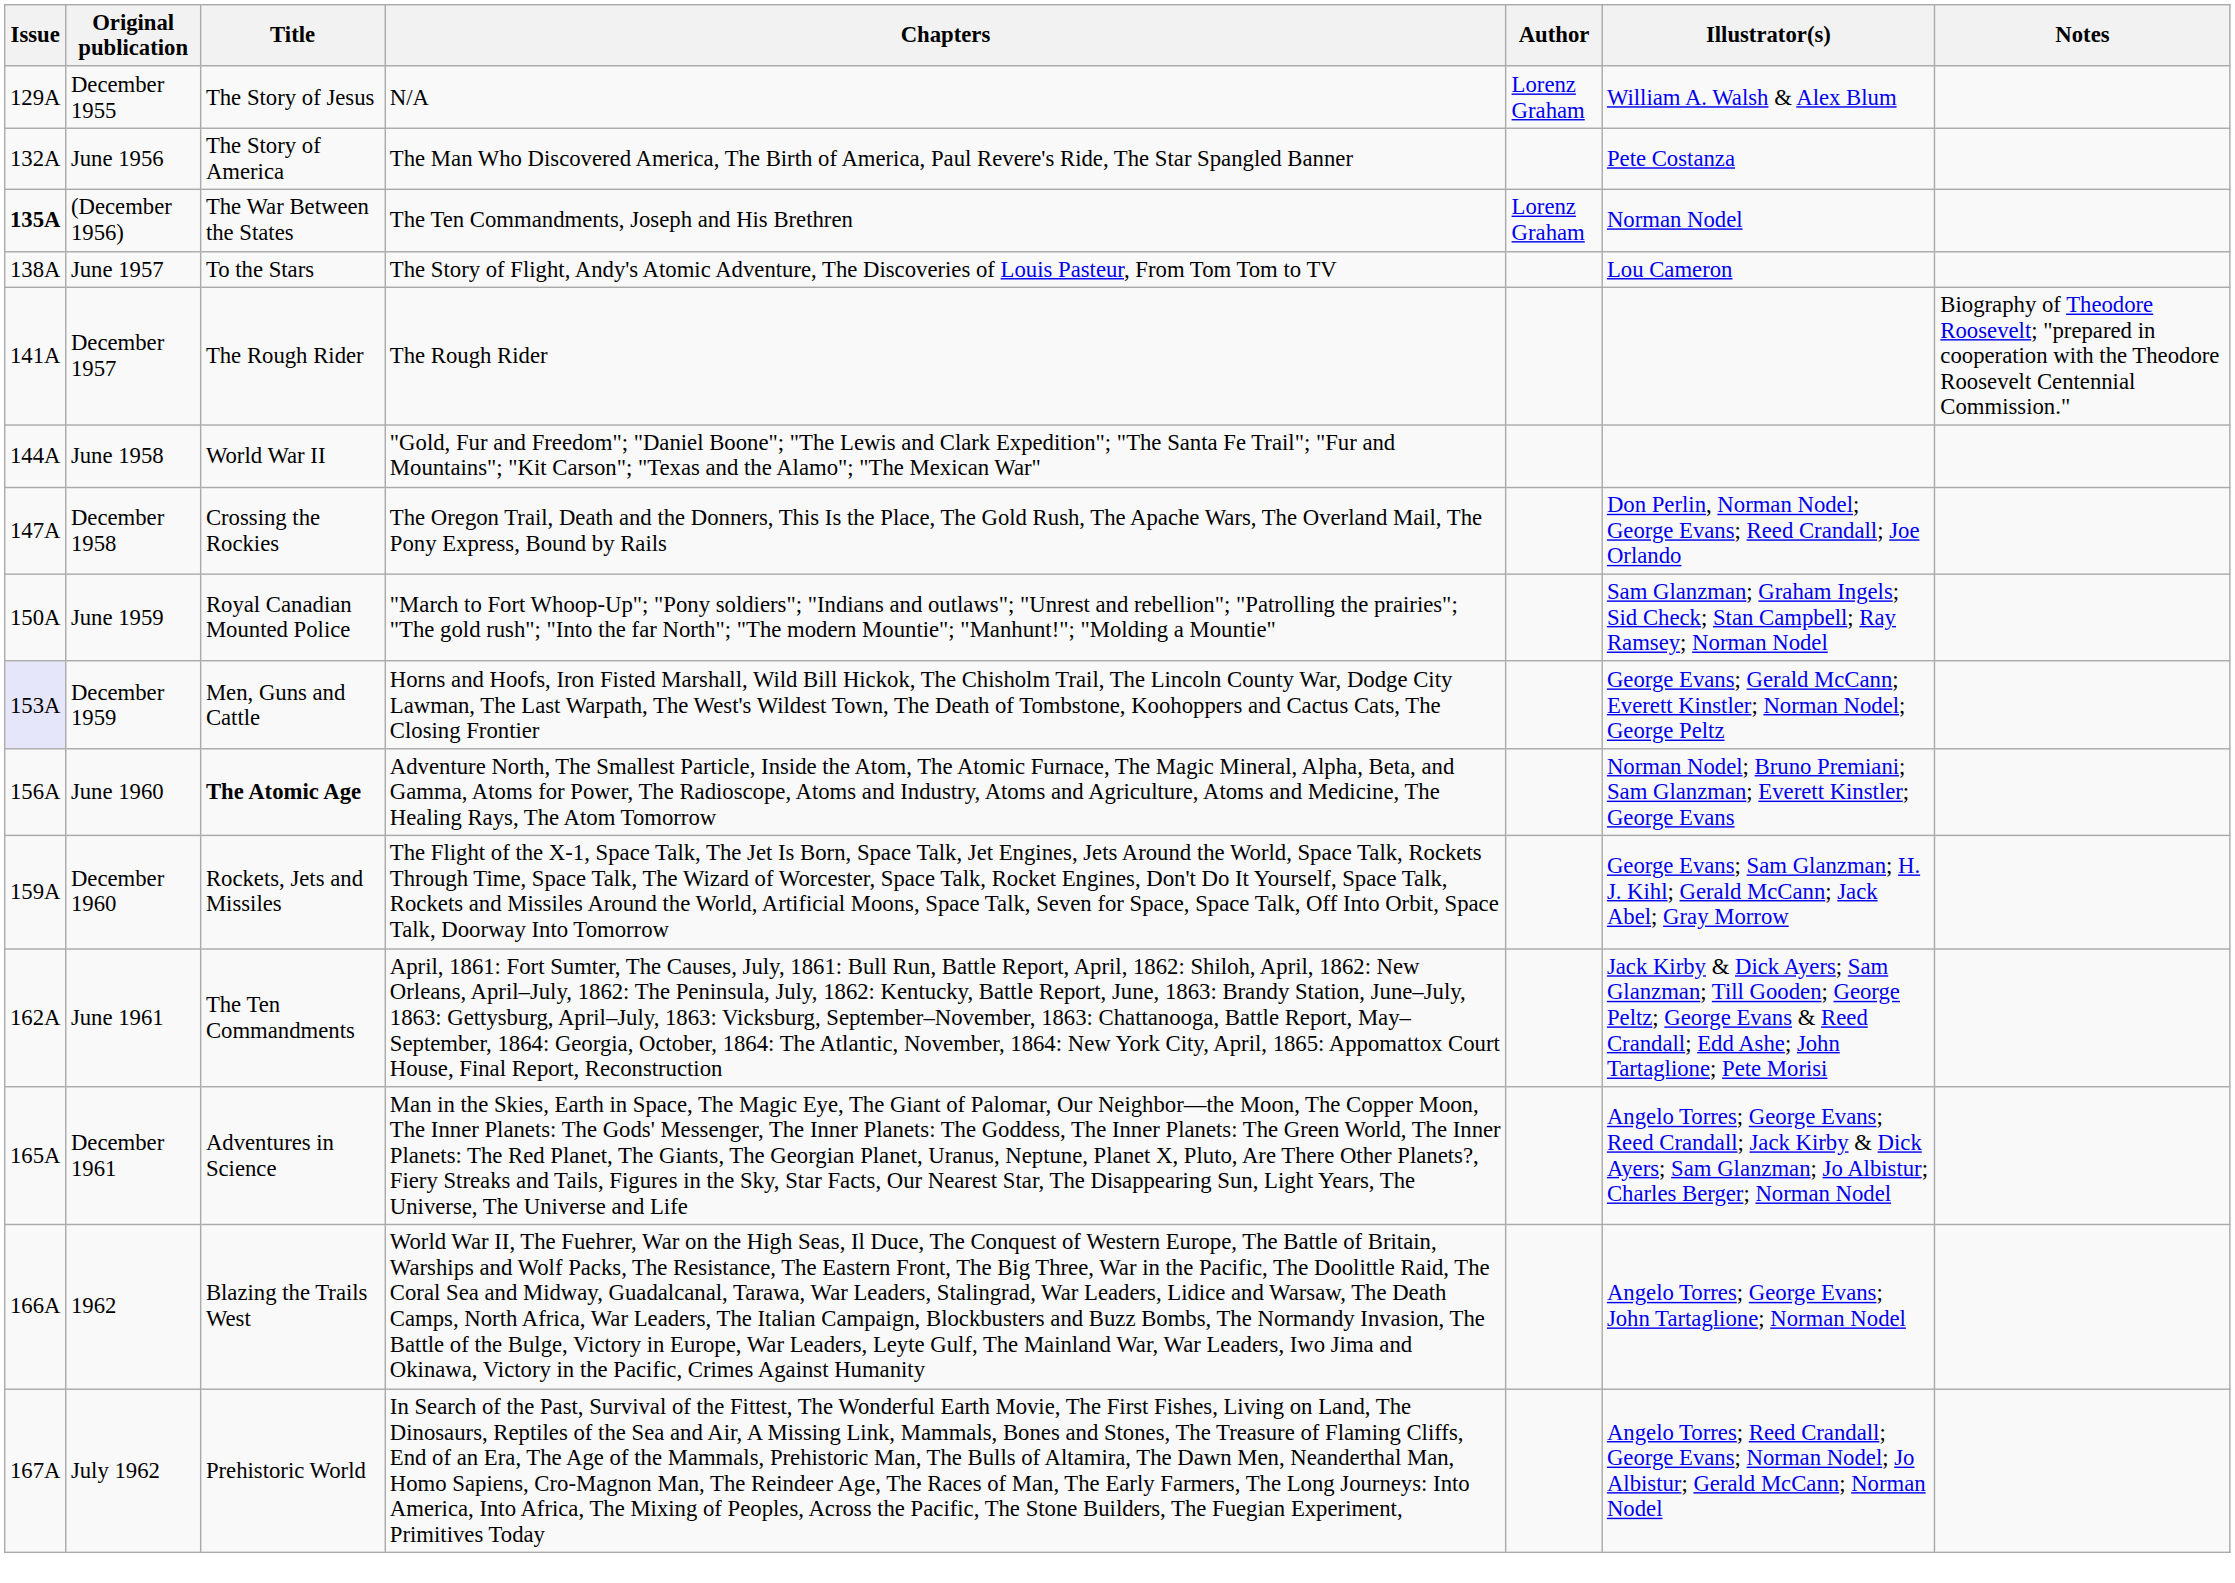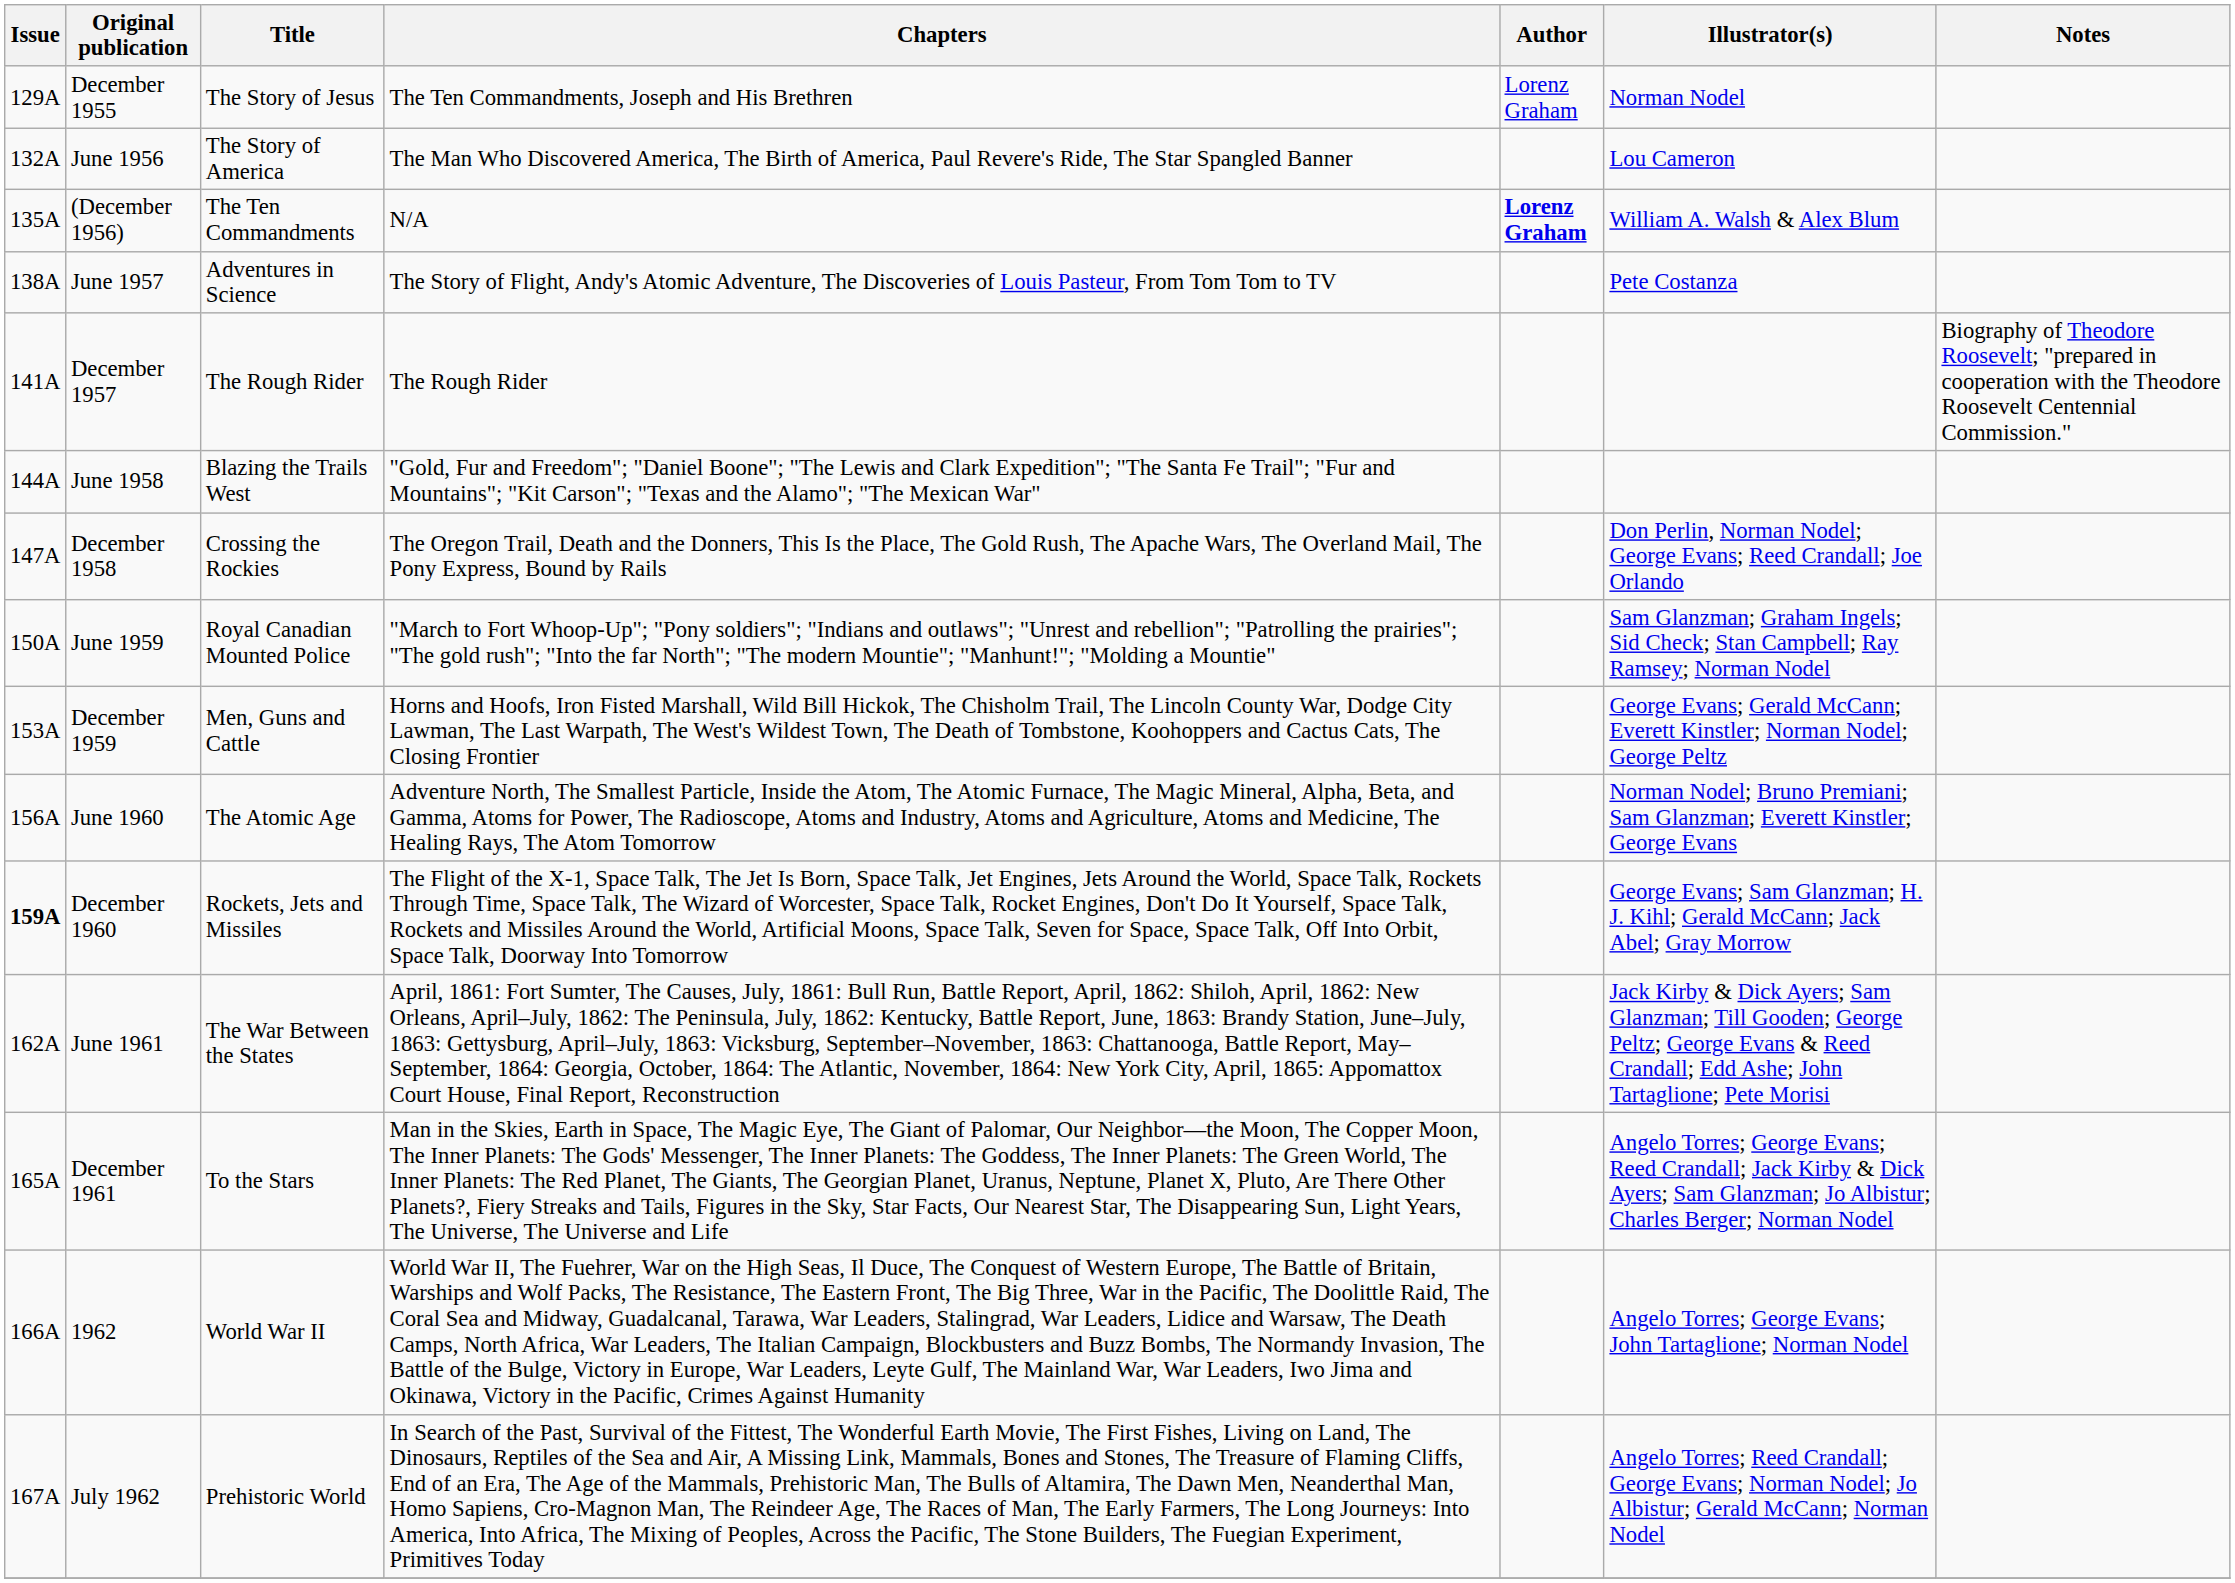(409, 96) N/A -> (621, 96) The Ten Commandments, Joseph and His Brethren
(1752, 96) William A. Walsh & Alex Blum -> (1677, 96) Norman Nodel
(1671, 158) Pete Costanza -> (1672, 158) Lou Cameron
(35, 220) bold -> (35, 220) normal
(287, 220) The War Between the States -> (280, 220) The Ten Commandments
(621, 220) The Ten Commandments, Joseph and His Brethren -> (409, 220) N/A
(1548, 220) normal -> (1546, 220) bold
(1675, 220) Norman Nodel -> (1754, 220) William A. Walsh & Alex Blum
(260, 268) To the Stars -> (270, 281) Adventures in Science
(1670, 268) Lou Cameron -> (1673, 281) Pete Costanza
(266, 455) World War II -> (287, 481) Blazing the Trails West
(35, 704) lavender background -> (35, 730) no background
(284, 791) bold -> (281, 817) normal
(35, 891) normal -> (35, 917) bold
(280, 1017) The Ten Commandments -> (287, 1042) The War Between the States
(270, 1155) Adventures in Science -> (260, 1181) To the Stars
(287, 1306) Blazing the Trails West -> (266, 1332) World War II
